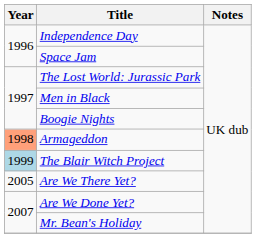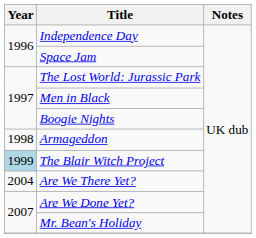(21, 139) lightsalmon background -> (21, 139) no background
(21, 181) 2005 -> (21, 181) 2004
